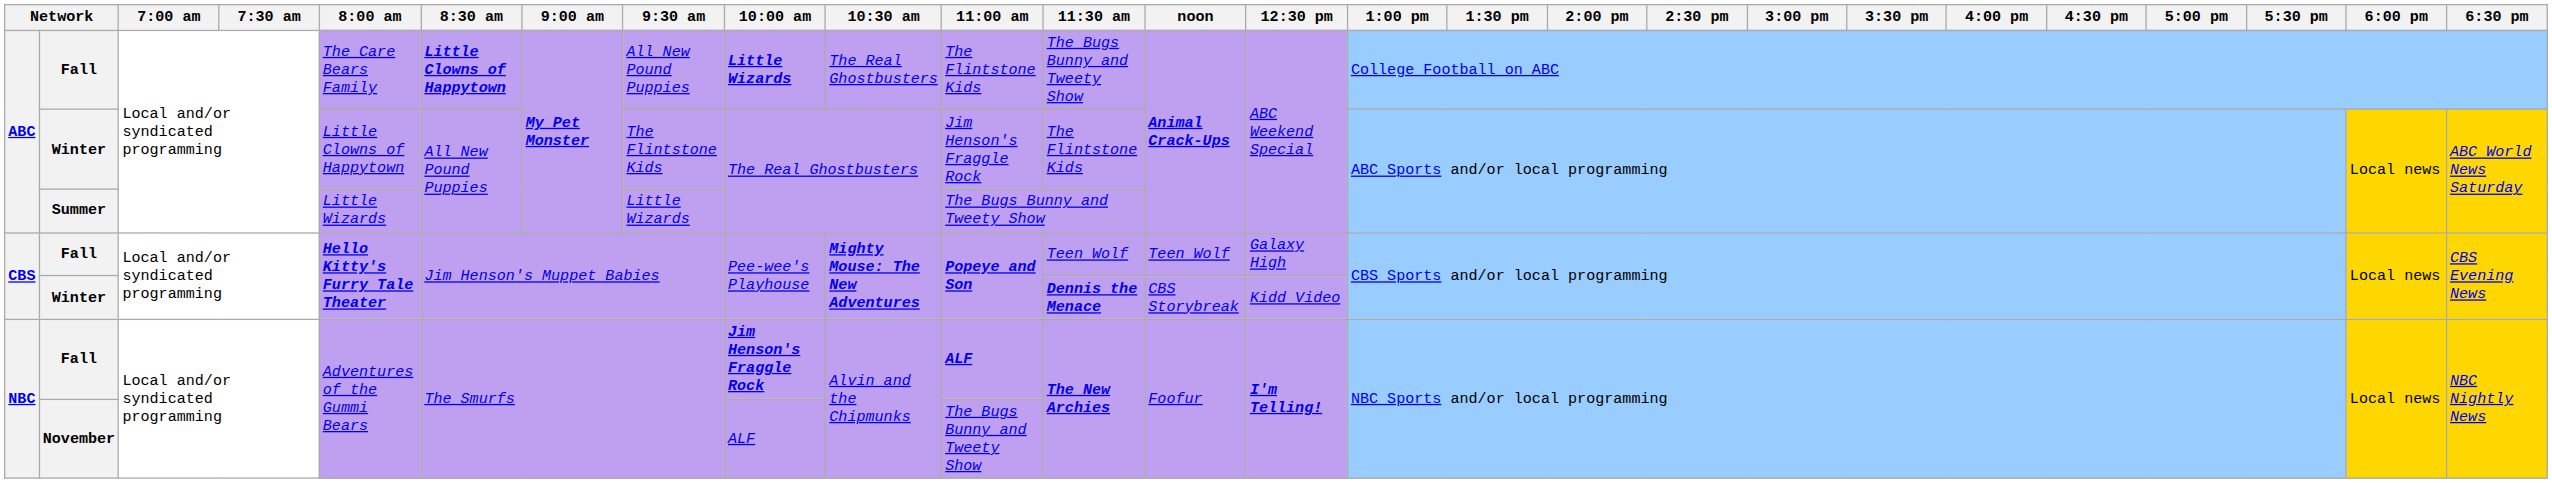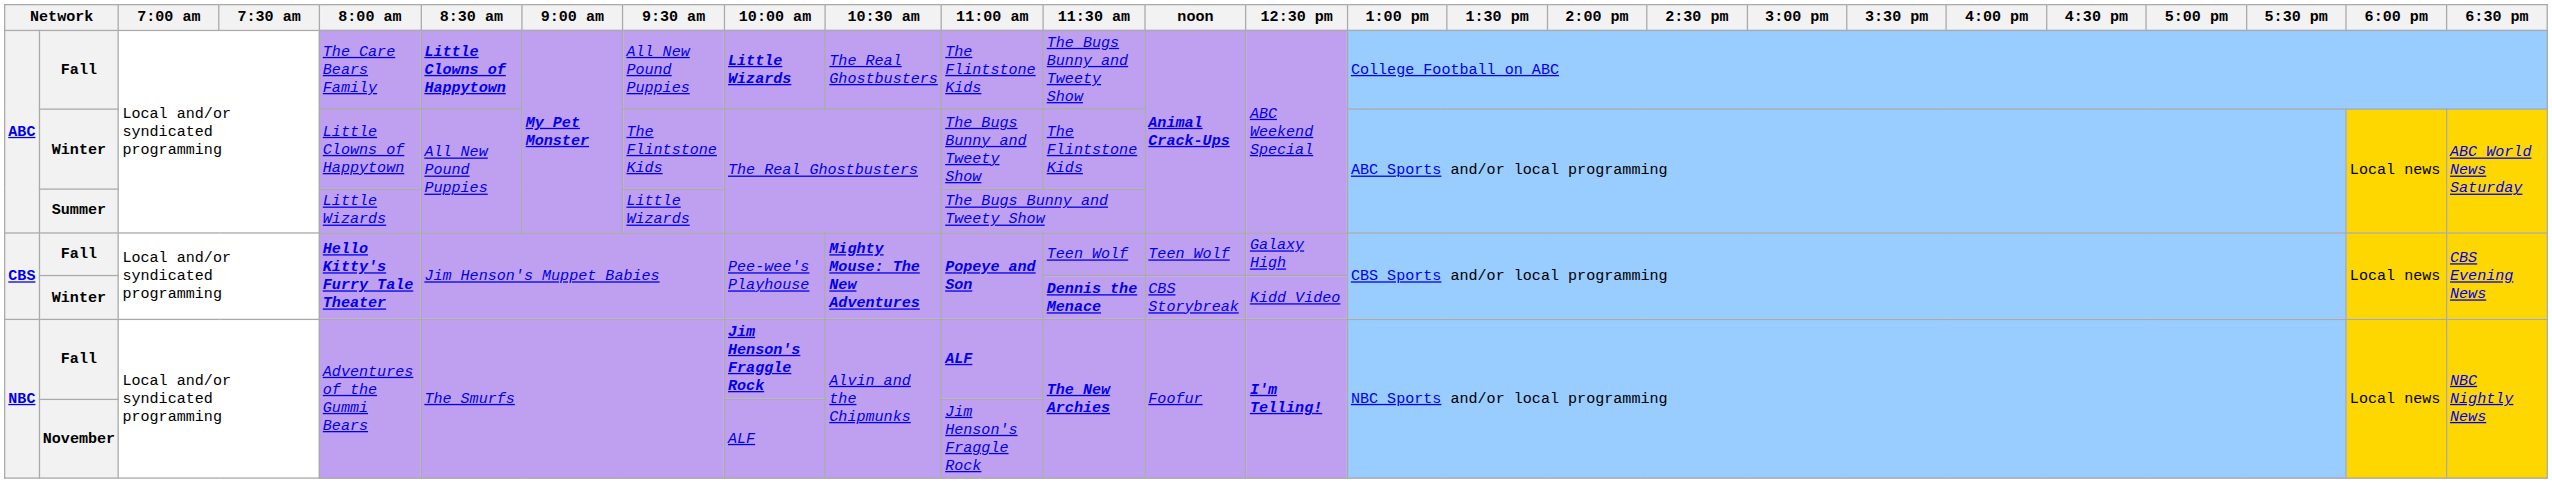(981, 149) Jim Henson's Fraggle Rock -> (986, 149) The Bugs Bunny and Tweety Show
(986, 438) The Bugs Bunny and Tweety Show -> (981, 438) Jim Henson's Fraggle Rock
